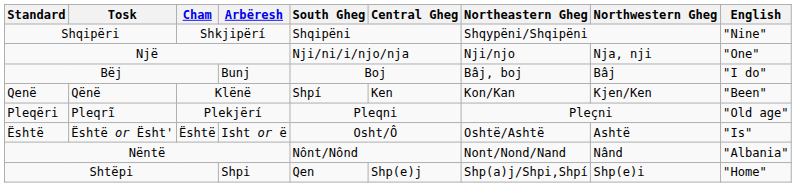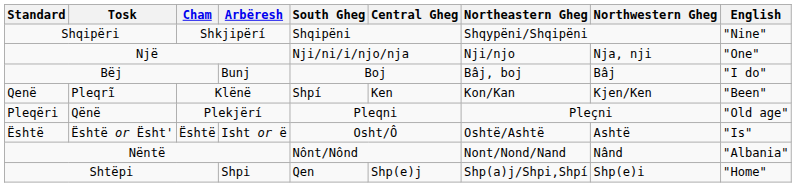(86, 93) Qënë -> (93, 93) Pleqrĩ
(93, 113) Pleqrĩ -> (86, 113) Qënë
